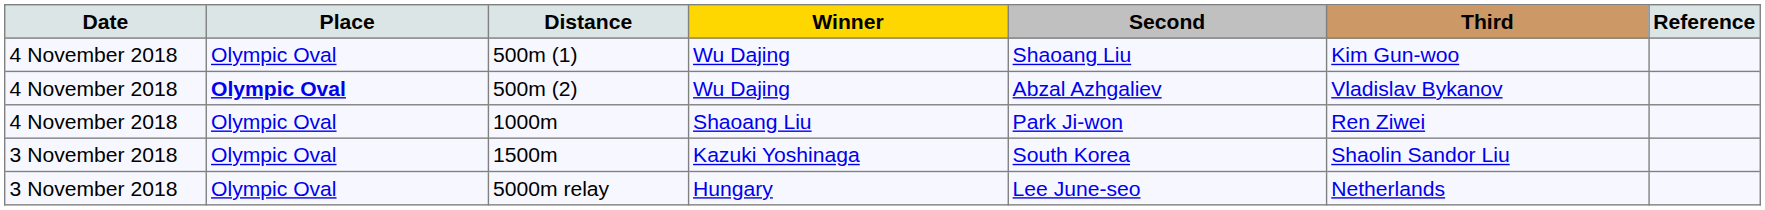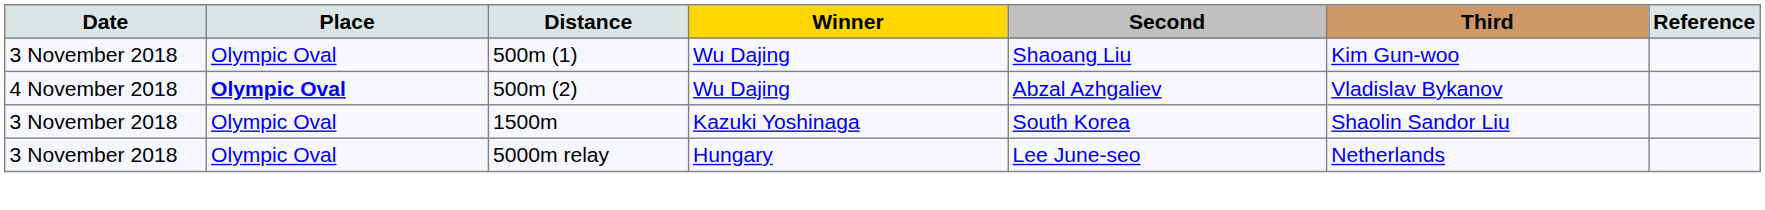(93, 55) 4 November 2018 -> (93, 55) 3 November 2018
- row: (525, 121)
